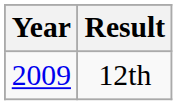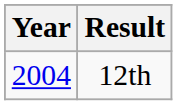(41, 74) 2009 -> (41, 74) 2004
